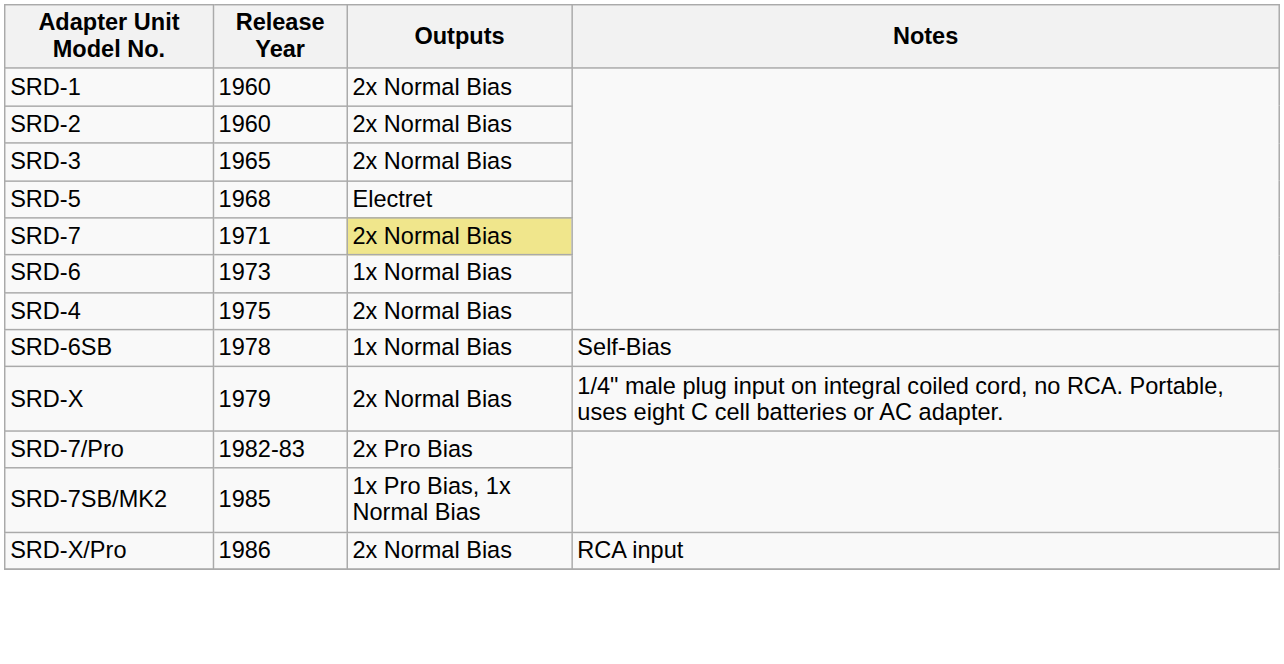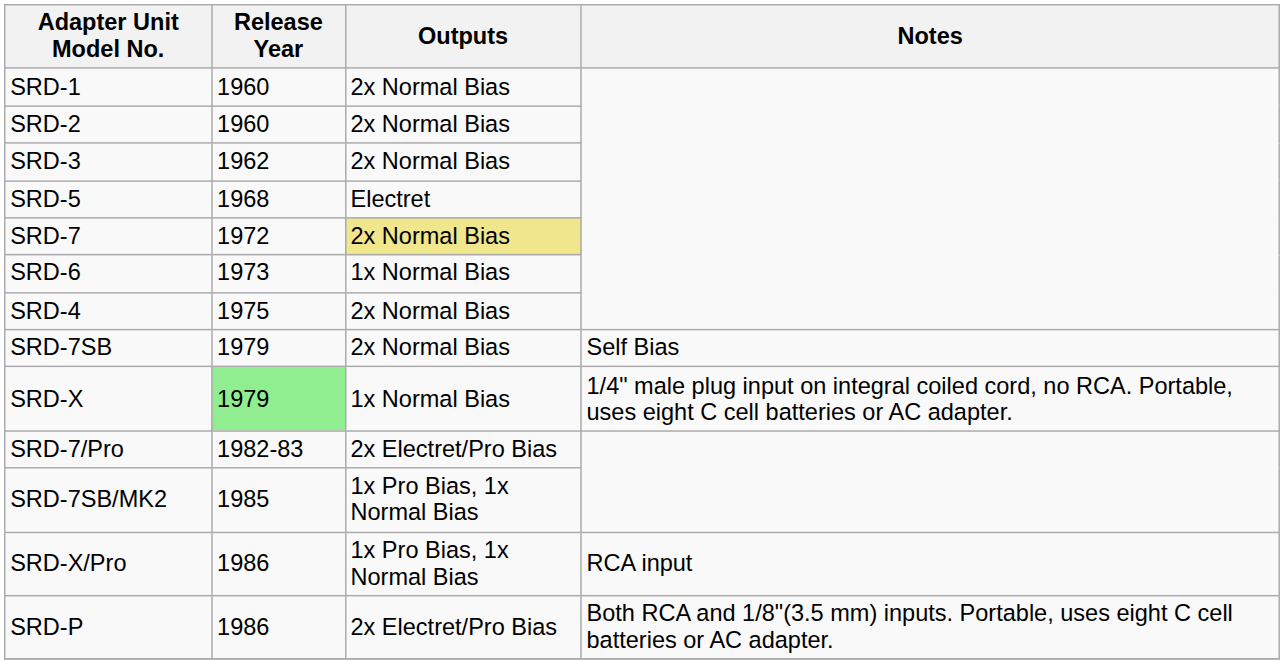(245, 161) 1965 -> (243, 161) 1962
(245, 236) 1971 -> (243, 236) 1972
- row: (61, 348)
+ row: (61, 348)
(245, 398) no background -> (243, 398) lightgreen background
(432, 398) 2x Normal Bias -> (430, 398) 1x Normal Bias
(413, 449) 2x Pro Bias -> (454, 449) 2x Electret/Pro Bias
(432, 550) 2x Normal Bias -> (430, 563) 1x Pro Bias, 1x Normal Bias
+ row: (47, 627)
